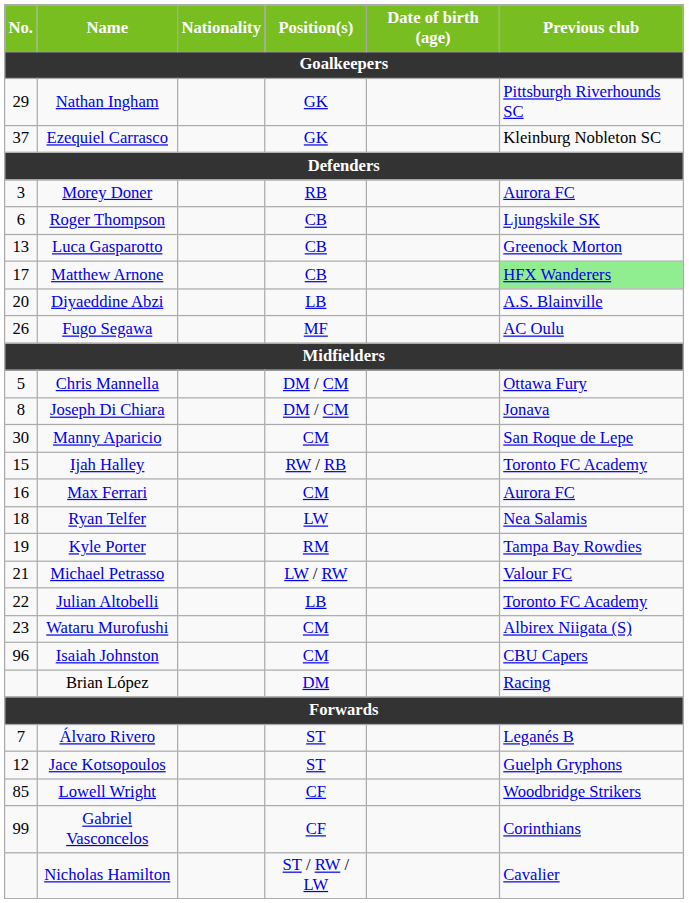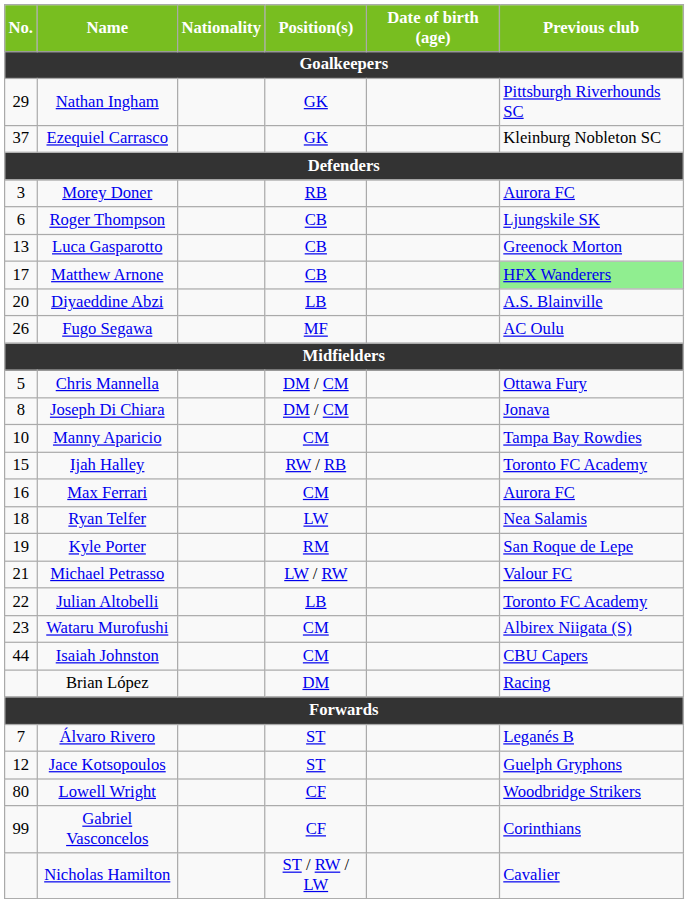(21, 437) 30 -> (21, 437) 10
(568, 437) San Roque de Lepe -> (572, 437) Tampa Bay Rowdies
(572, 546) Tampa Bay Rowdies -> (568, 546) San Roque de Lepe
(21, 655) 96 -> (21, 655) 44
(21, 791) 85 -> (21, 791) 80
